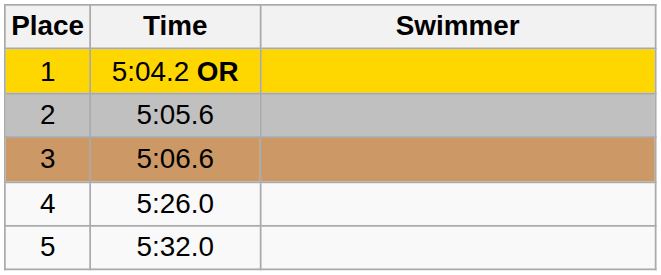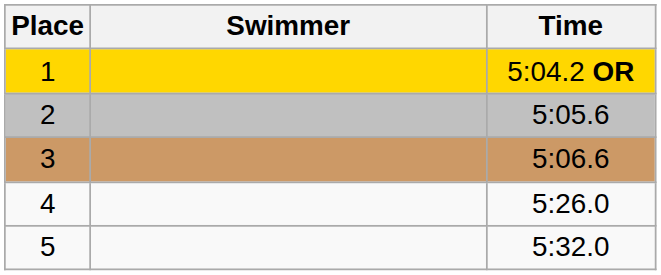columns swapped: (458, 26) <-> (175, 26)
